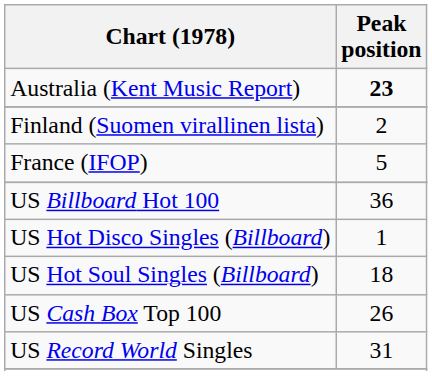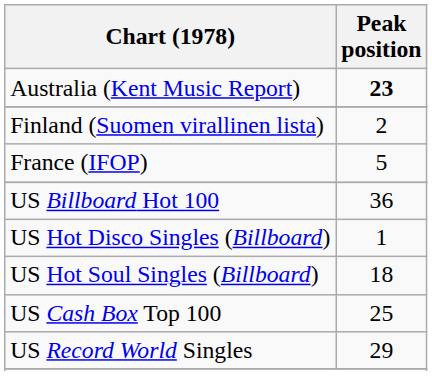(381, 312) 26 -> (381, 312) 25
(381, 350) 31 -> (381, 350) 29
